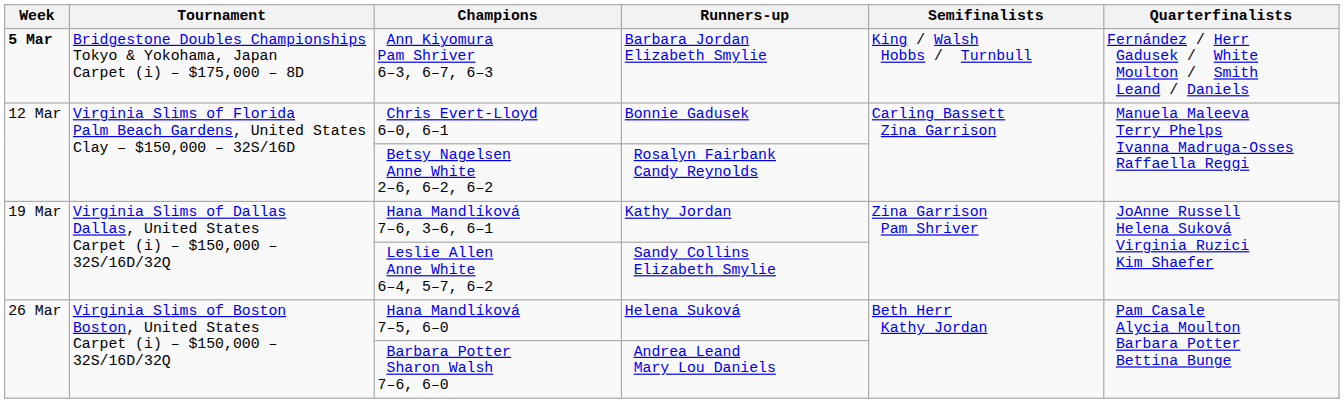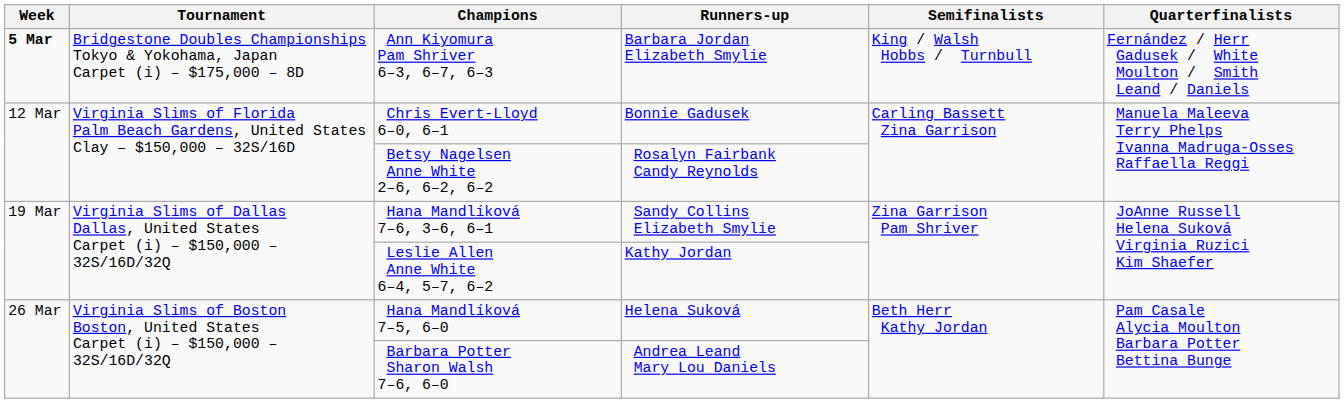(678, 213) Kathy Jordan -> (700, 222) Sandy Collins Elizabeth Smylie
(700, 263) Sandy Collins Elizabeth Smylie -> (678, 254) Kathy Jordan
